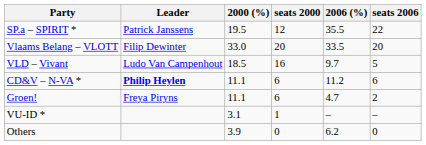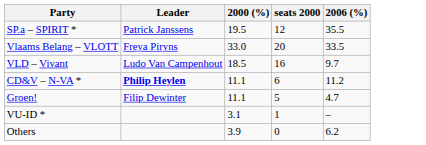- column: (395, 13)
(155, 47) Filip Dewinter -> (150, 47) Freya Piryns
(150, 98) Freya Piryns -> (155, 98) Filip Dewinter
(277, 98) 6 -> (277, 98) 5
